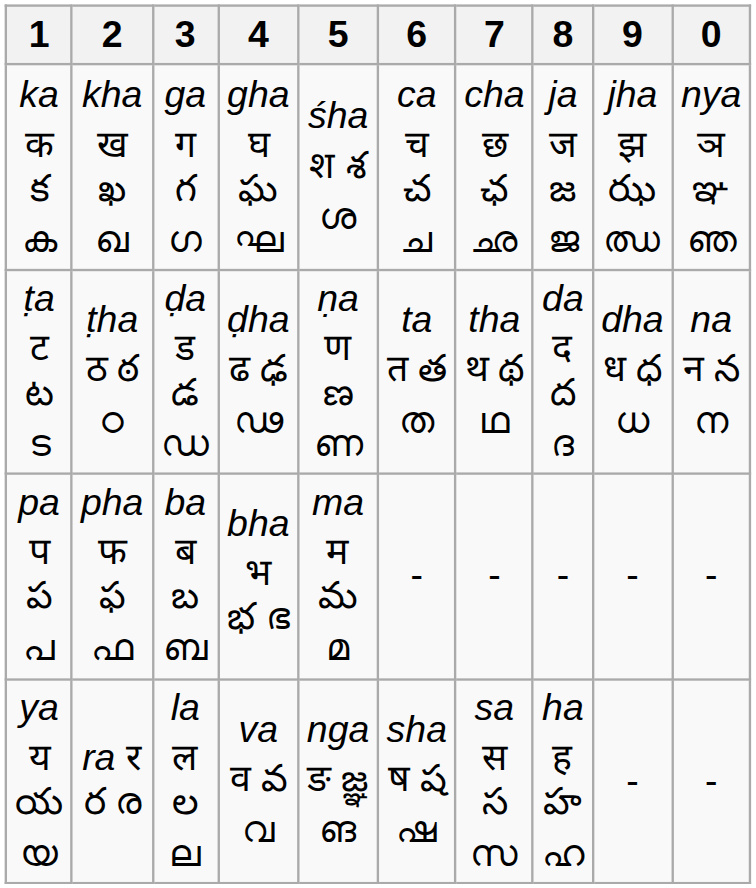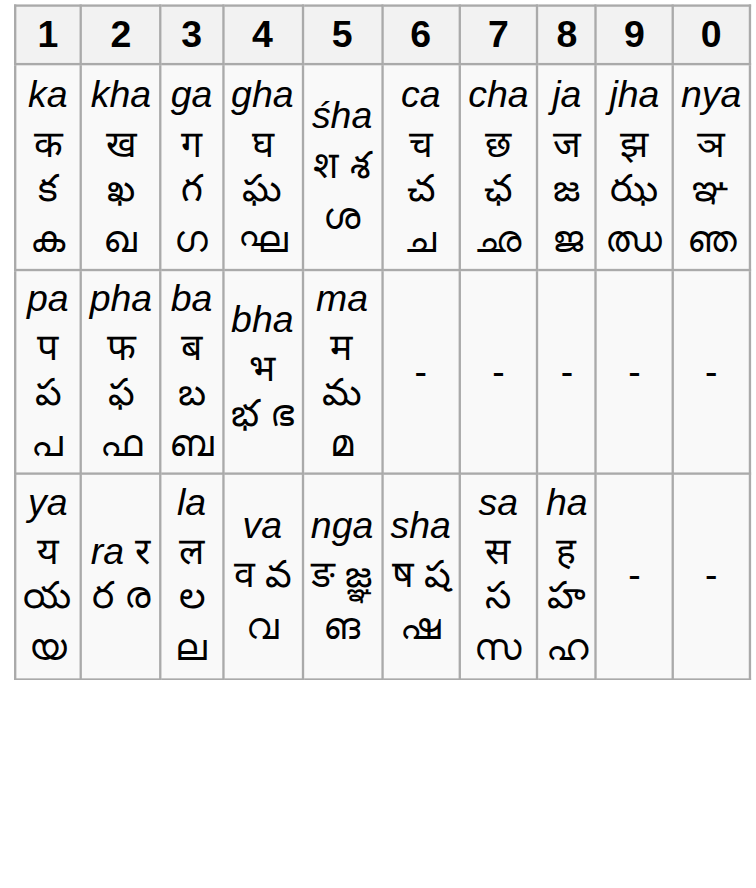- row: (39, 371)
